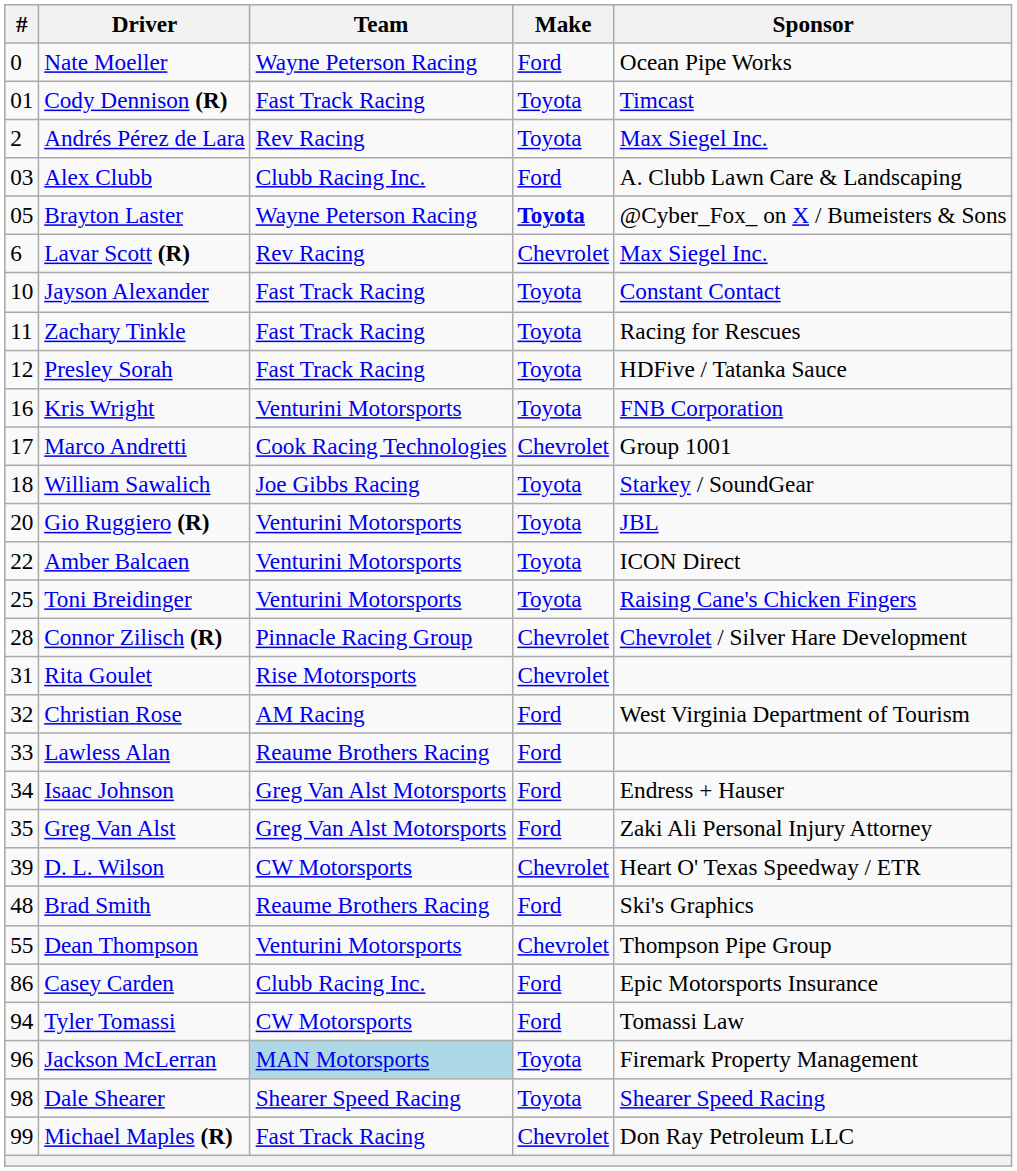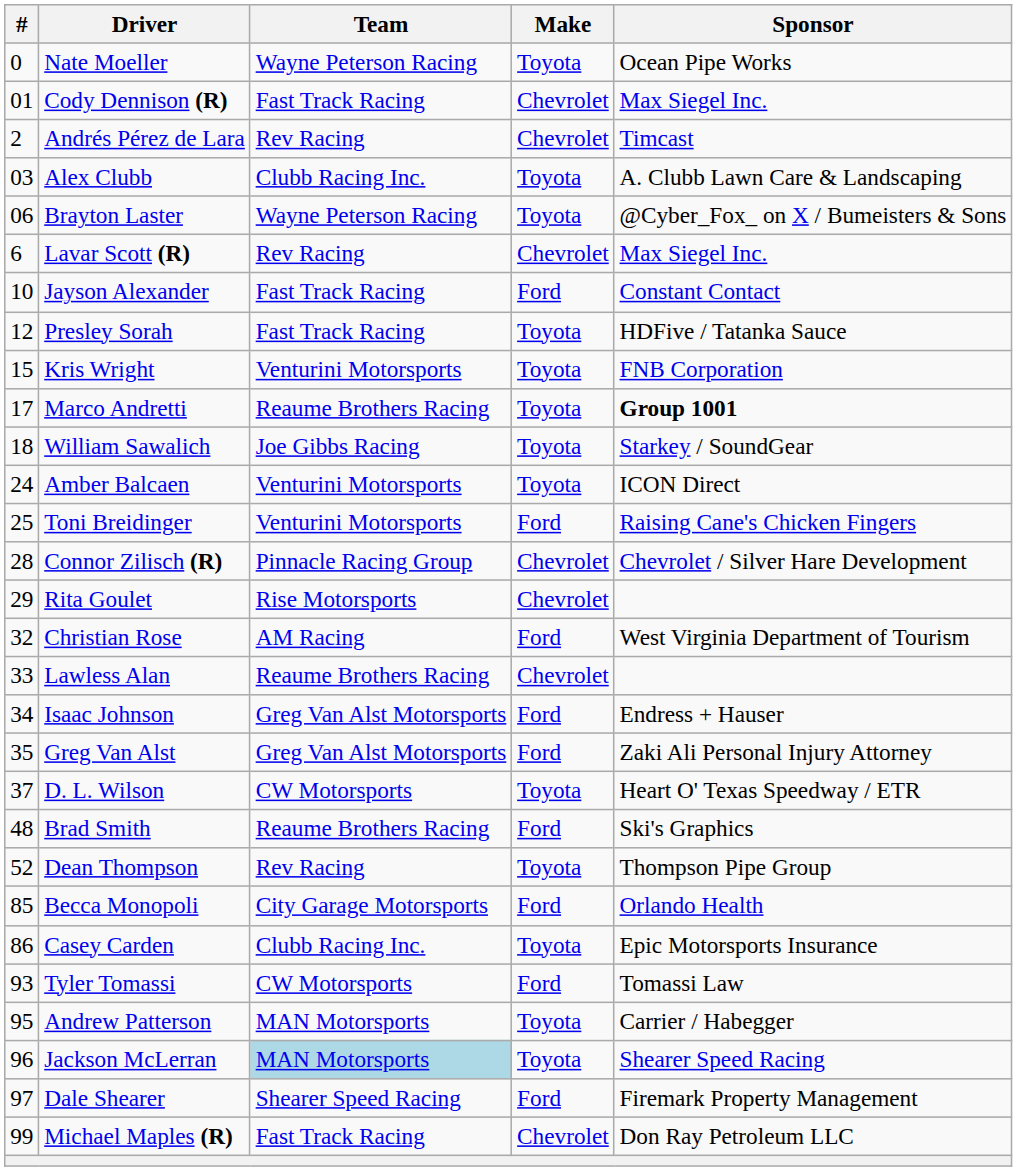(539, 62) Ford -> (549, 62) Toyota
(550, 100) Toyota -> (563, 100) Chevrolet
(657, 100) Timcast -> (693, 100) Max Siegel Inc.
(550, 138) Toyota -> (563, 138) Chevrolet
(694, 138) Max Siegel Inc. -> (657, 138) Timcast
(539, 177) Ford -> (549, 177) Toyota
(22, 215) 05 -> (22, 215) 06
(551, 215) bold -> (549, 215) normal
(550, 292) Toyota -> (539, 292) Ford
- row: (115, 330)
(22, 407) 16 -> (22, 368) 15
(381, 445) Cook Racing Technologies -> (372, 407) Reaume Brothers Racing
(563, 445) Chevrolet -> (549, 407) Toyota
(676, 445) normal -> (678, 407) bold
- row: (127, 522)
(22, 560) 22 -> (22, 484) 24
(550, 599) Toyota -> (539, 522) Ford
(22, 675) 31 -> (22, 599) 29
(539, 752) Ford -> (563, 675) Chevrolet
(22, 867) 39 -> (22, 790) 37
(563, 867) Chevrolet -> (549, 790) Toyota
(22, 944) 55 -> (22, 867) 52
(359, 944) Venturini Motorsports -> (310, 867) Rev Racing
(563, 944) Chevrolet -> (549, 867) Toyota
+ row: (121, 905)
(539, 982) Ford -> (549, 944) Toyota
(22, 1020) 94 -> (22, 982) 93
+ row: (128, 1020)
(769, 1059) Firemark Property Management -> (722, 1059) Shearer Speed Racing
(22, 1097) 98 -> (22, 1097) 97
(550, 1097) Toyota -> (539, 1097) Ford
(722, 1097) Shearer Speed Racing -> (769, 1097) Firemark Property Management
